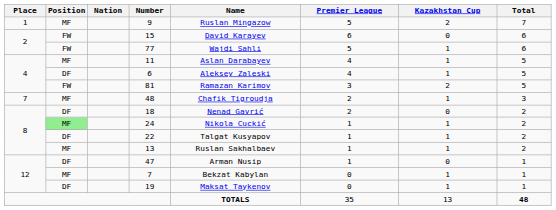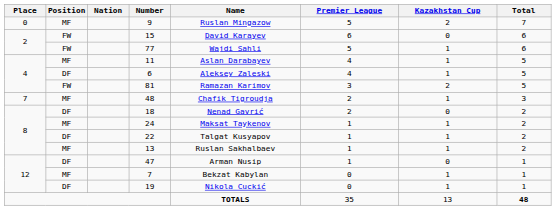(25, 23) 1 -> (25, 23) 0
(67, 124) lightgreen background -> (67, 124) no background
(235, 124) Nikola Cuckić -> (235, 124) Maksat Taykenov
(235, 187) Maksat Taykenov -> (235, 187) Nikola Cuckić
